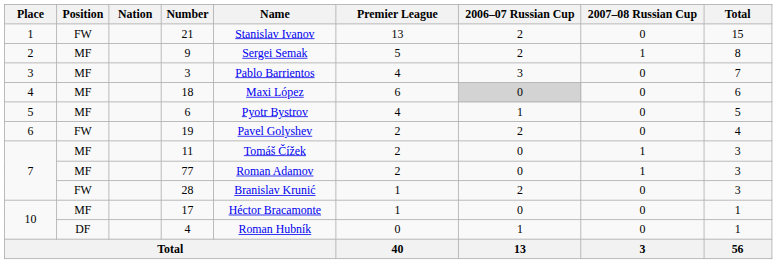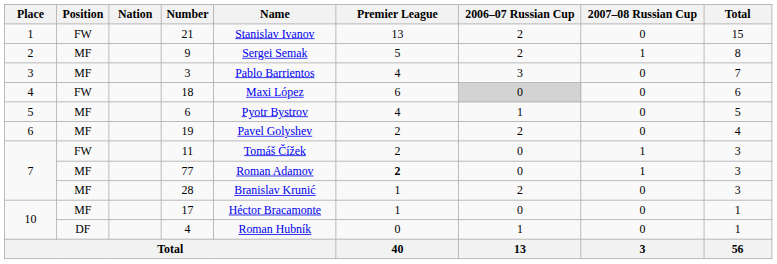(83, 92) MF -> (83, 92) FW
(83, 131) FW -> (83, 131) MF
(83, 151) MF -> (83, 151) FW
(397, 170) normal -> (397, 170) bold
(83, 190) FW -> (83, 190) MF
